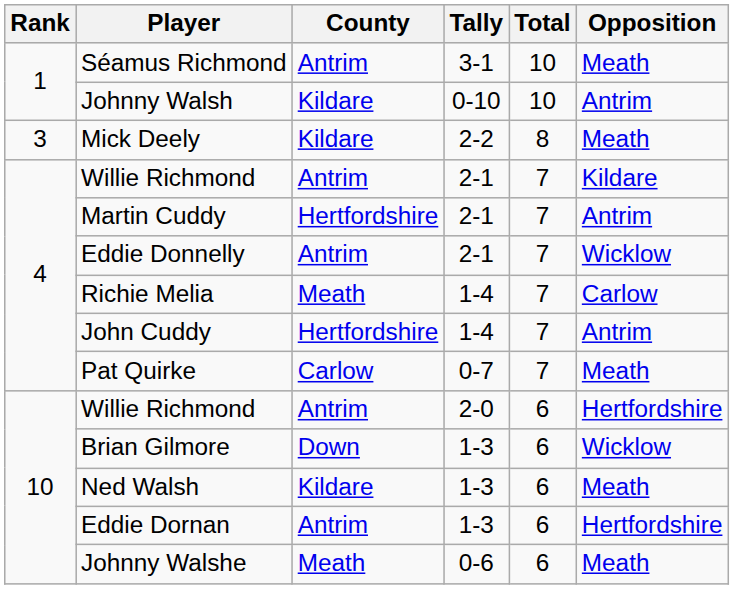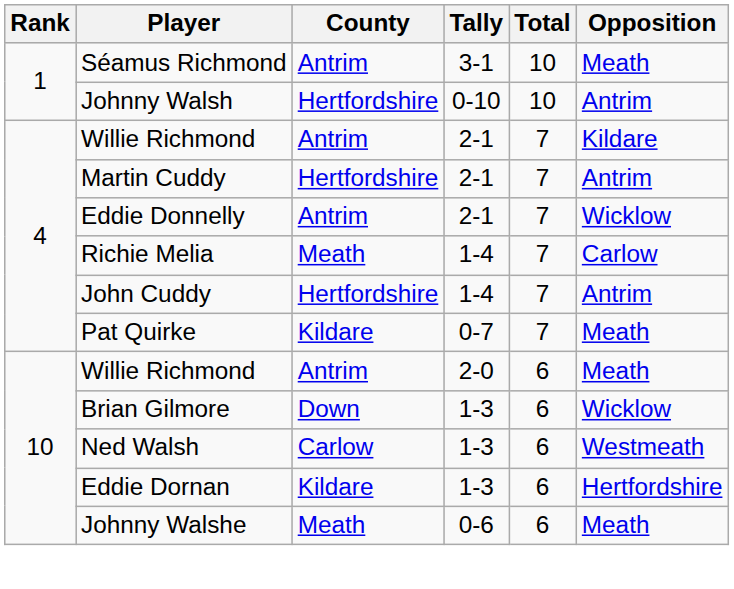(336, 100) Kildare -> (368, 100) Hertfordshire
- row: (141, 139)
(336, 370) Carlow -> (336, 332) Kildare
(652, 409) Hertfordshire -> (616, 370) Meath
(336, 486) Kildare -> (336, 448) Carlow
(616, 486) Meath -> (643, 448) Westmeath
(333, 525) Antrim -> (336, 486) Kildare
